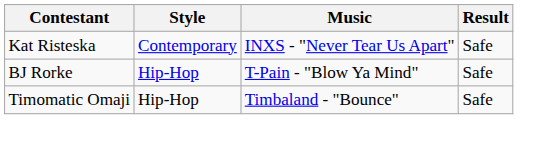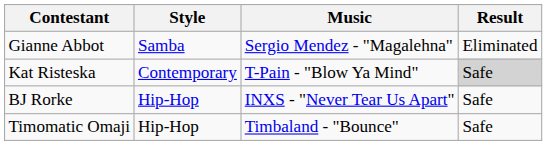+ row: (56, 45)
(350, 45) INXS - "Never Tear Us Apart" -> (332, 72) T-Pain - "Blow Ya Mind"
(478, 45) no background -> (478, 72) lightgrey background
(332, 72) T-Pain - "Blow Ya Mind" -> (350, 99) INXS - "Never Tear Us Apart"
